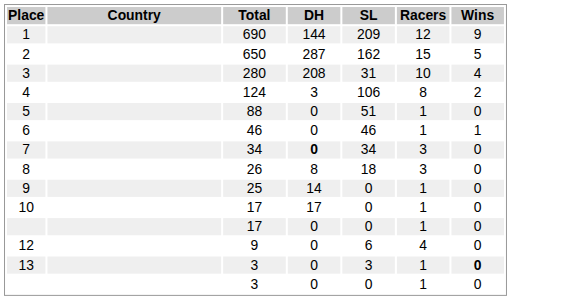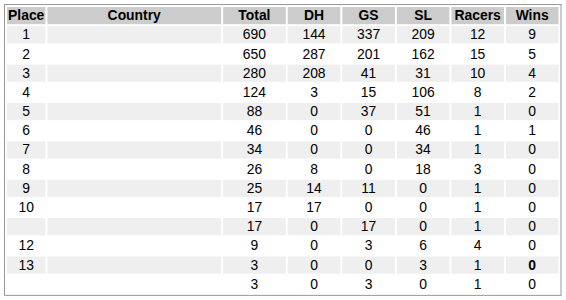+ column: (369, 16)
(314, 150) bold -> (314, 150) normal
(423, 150) 3 -> (478, 150) 1
